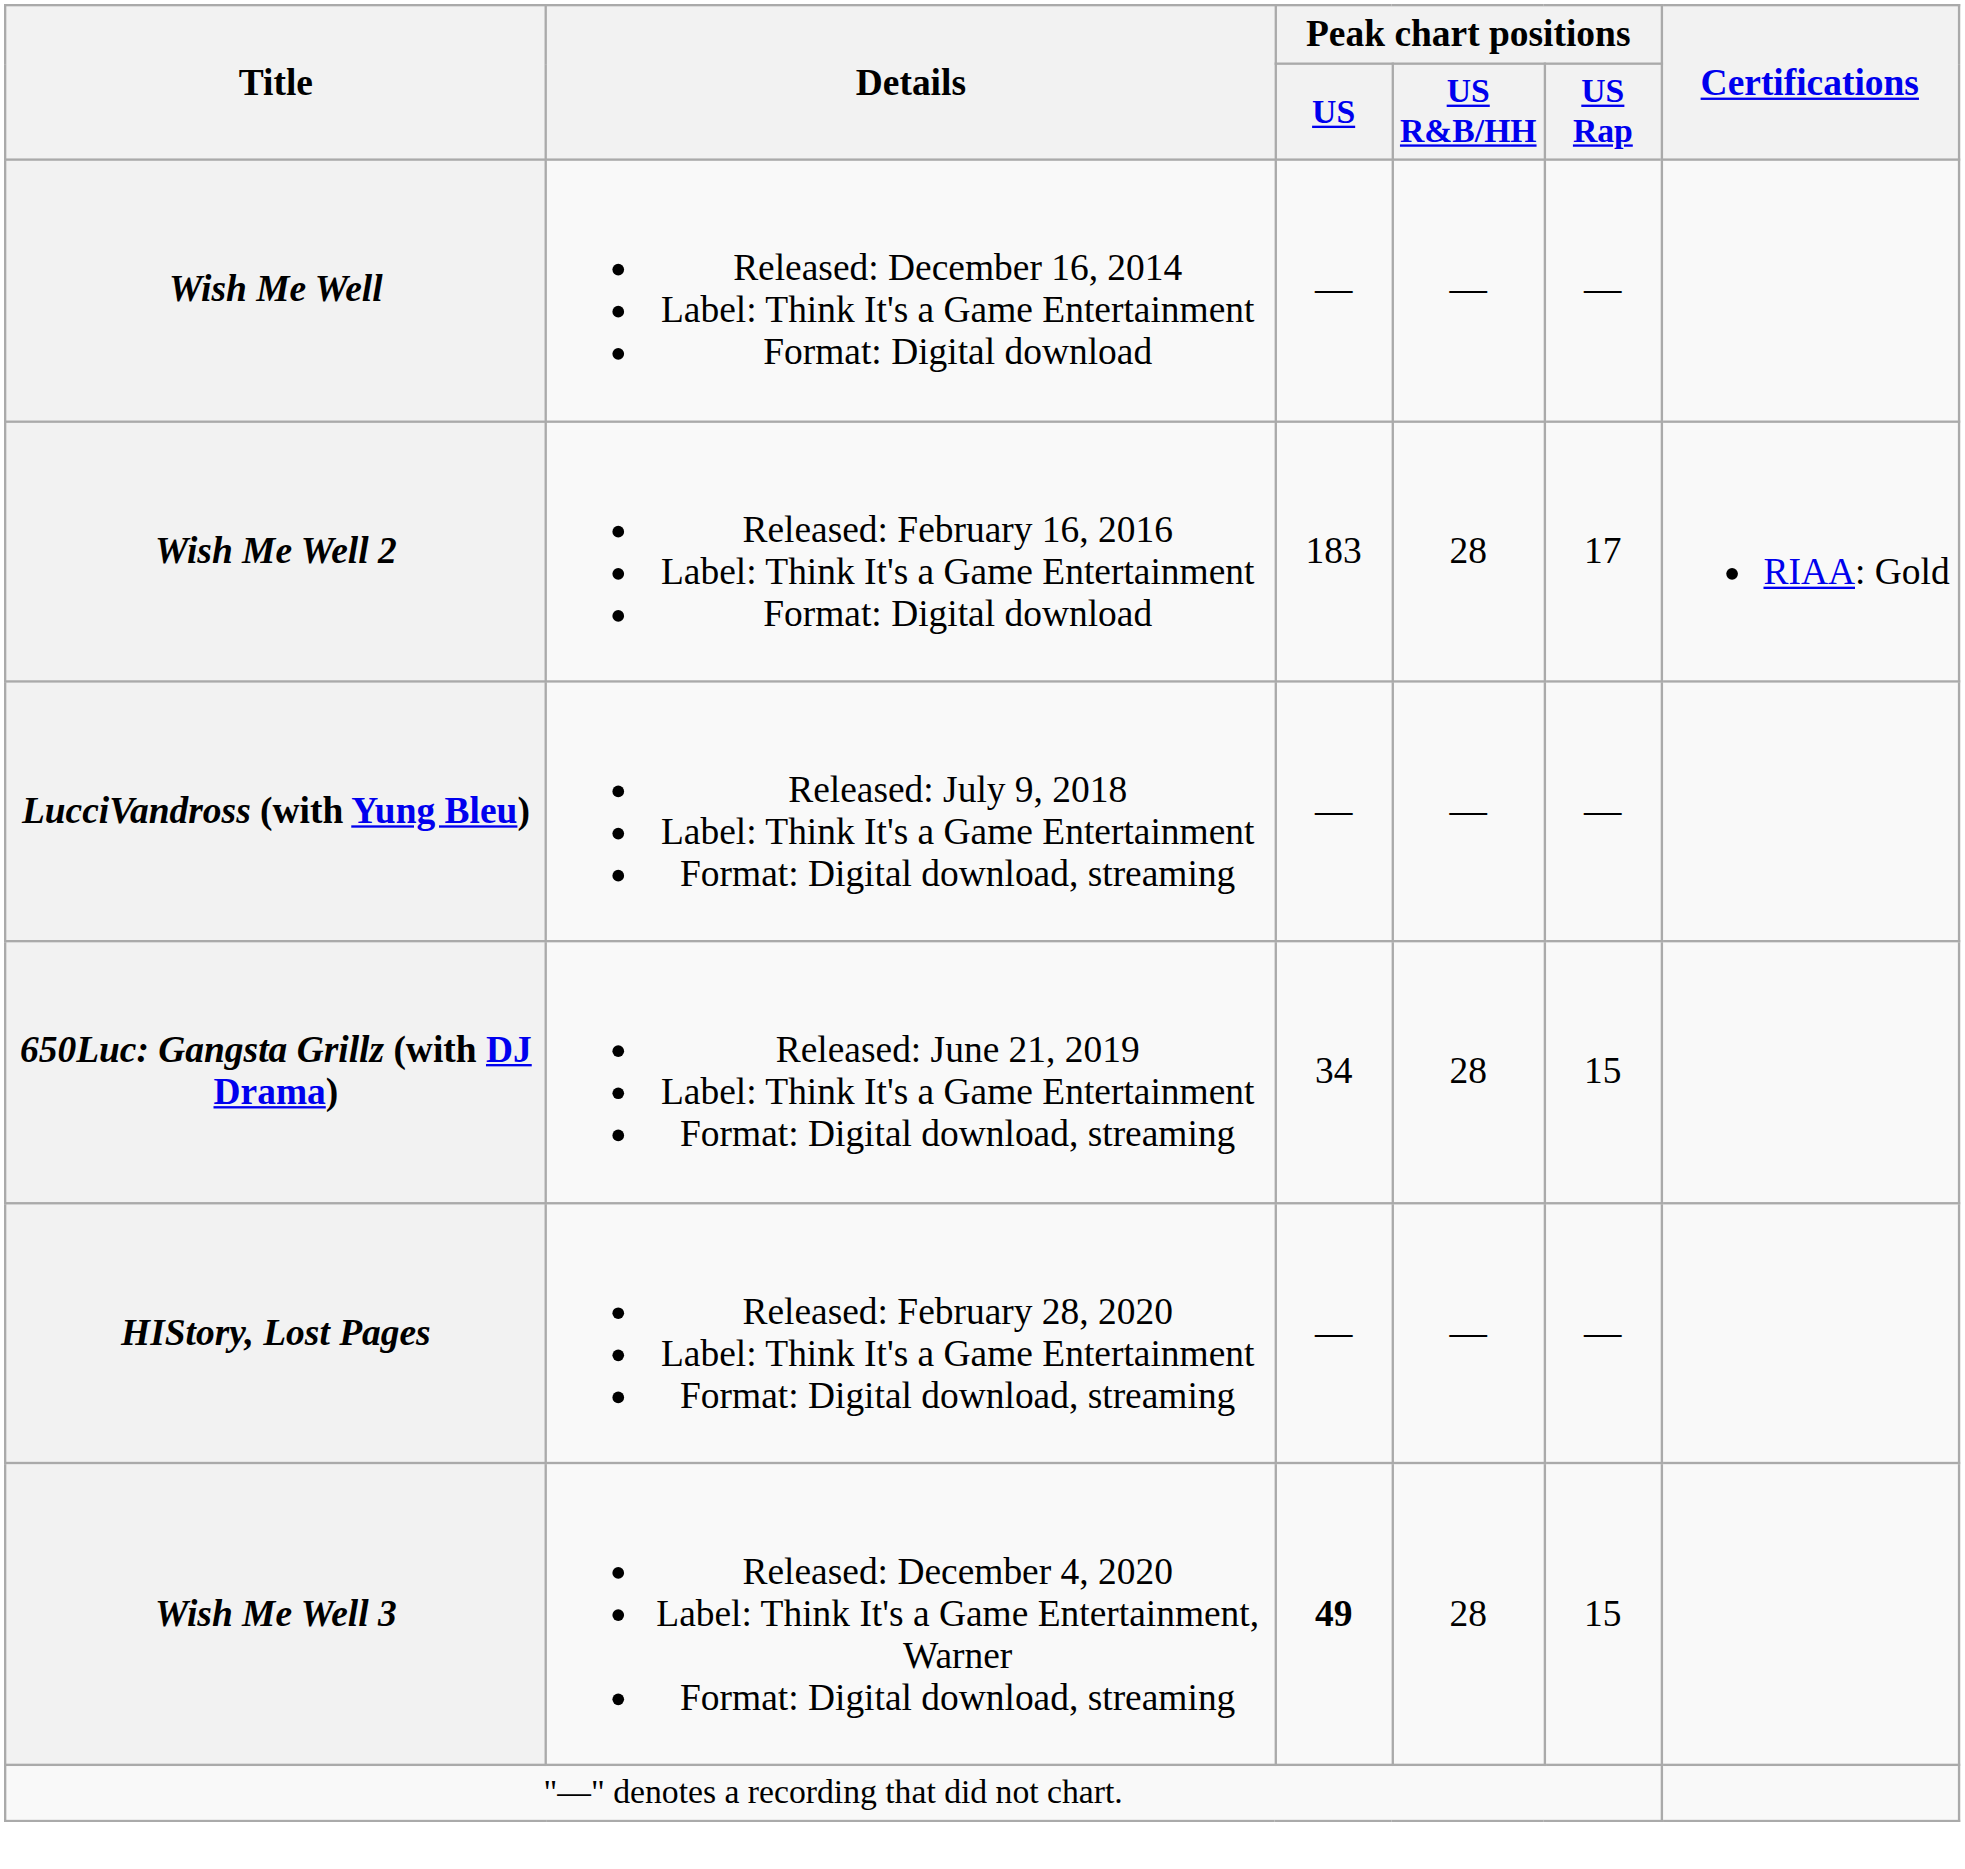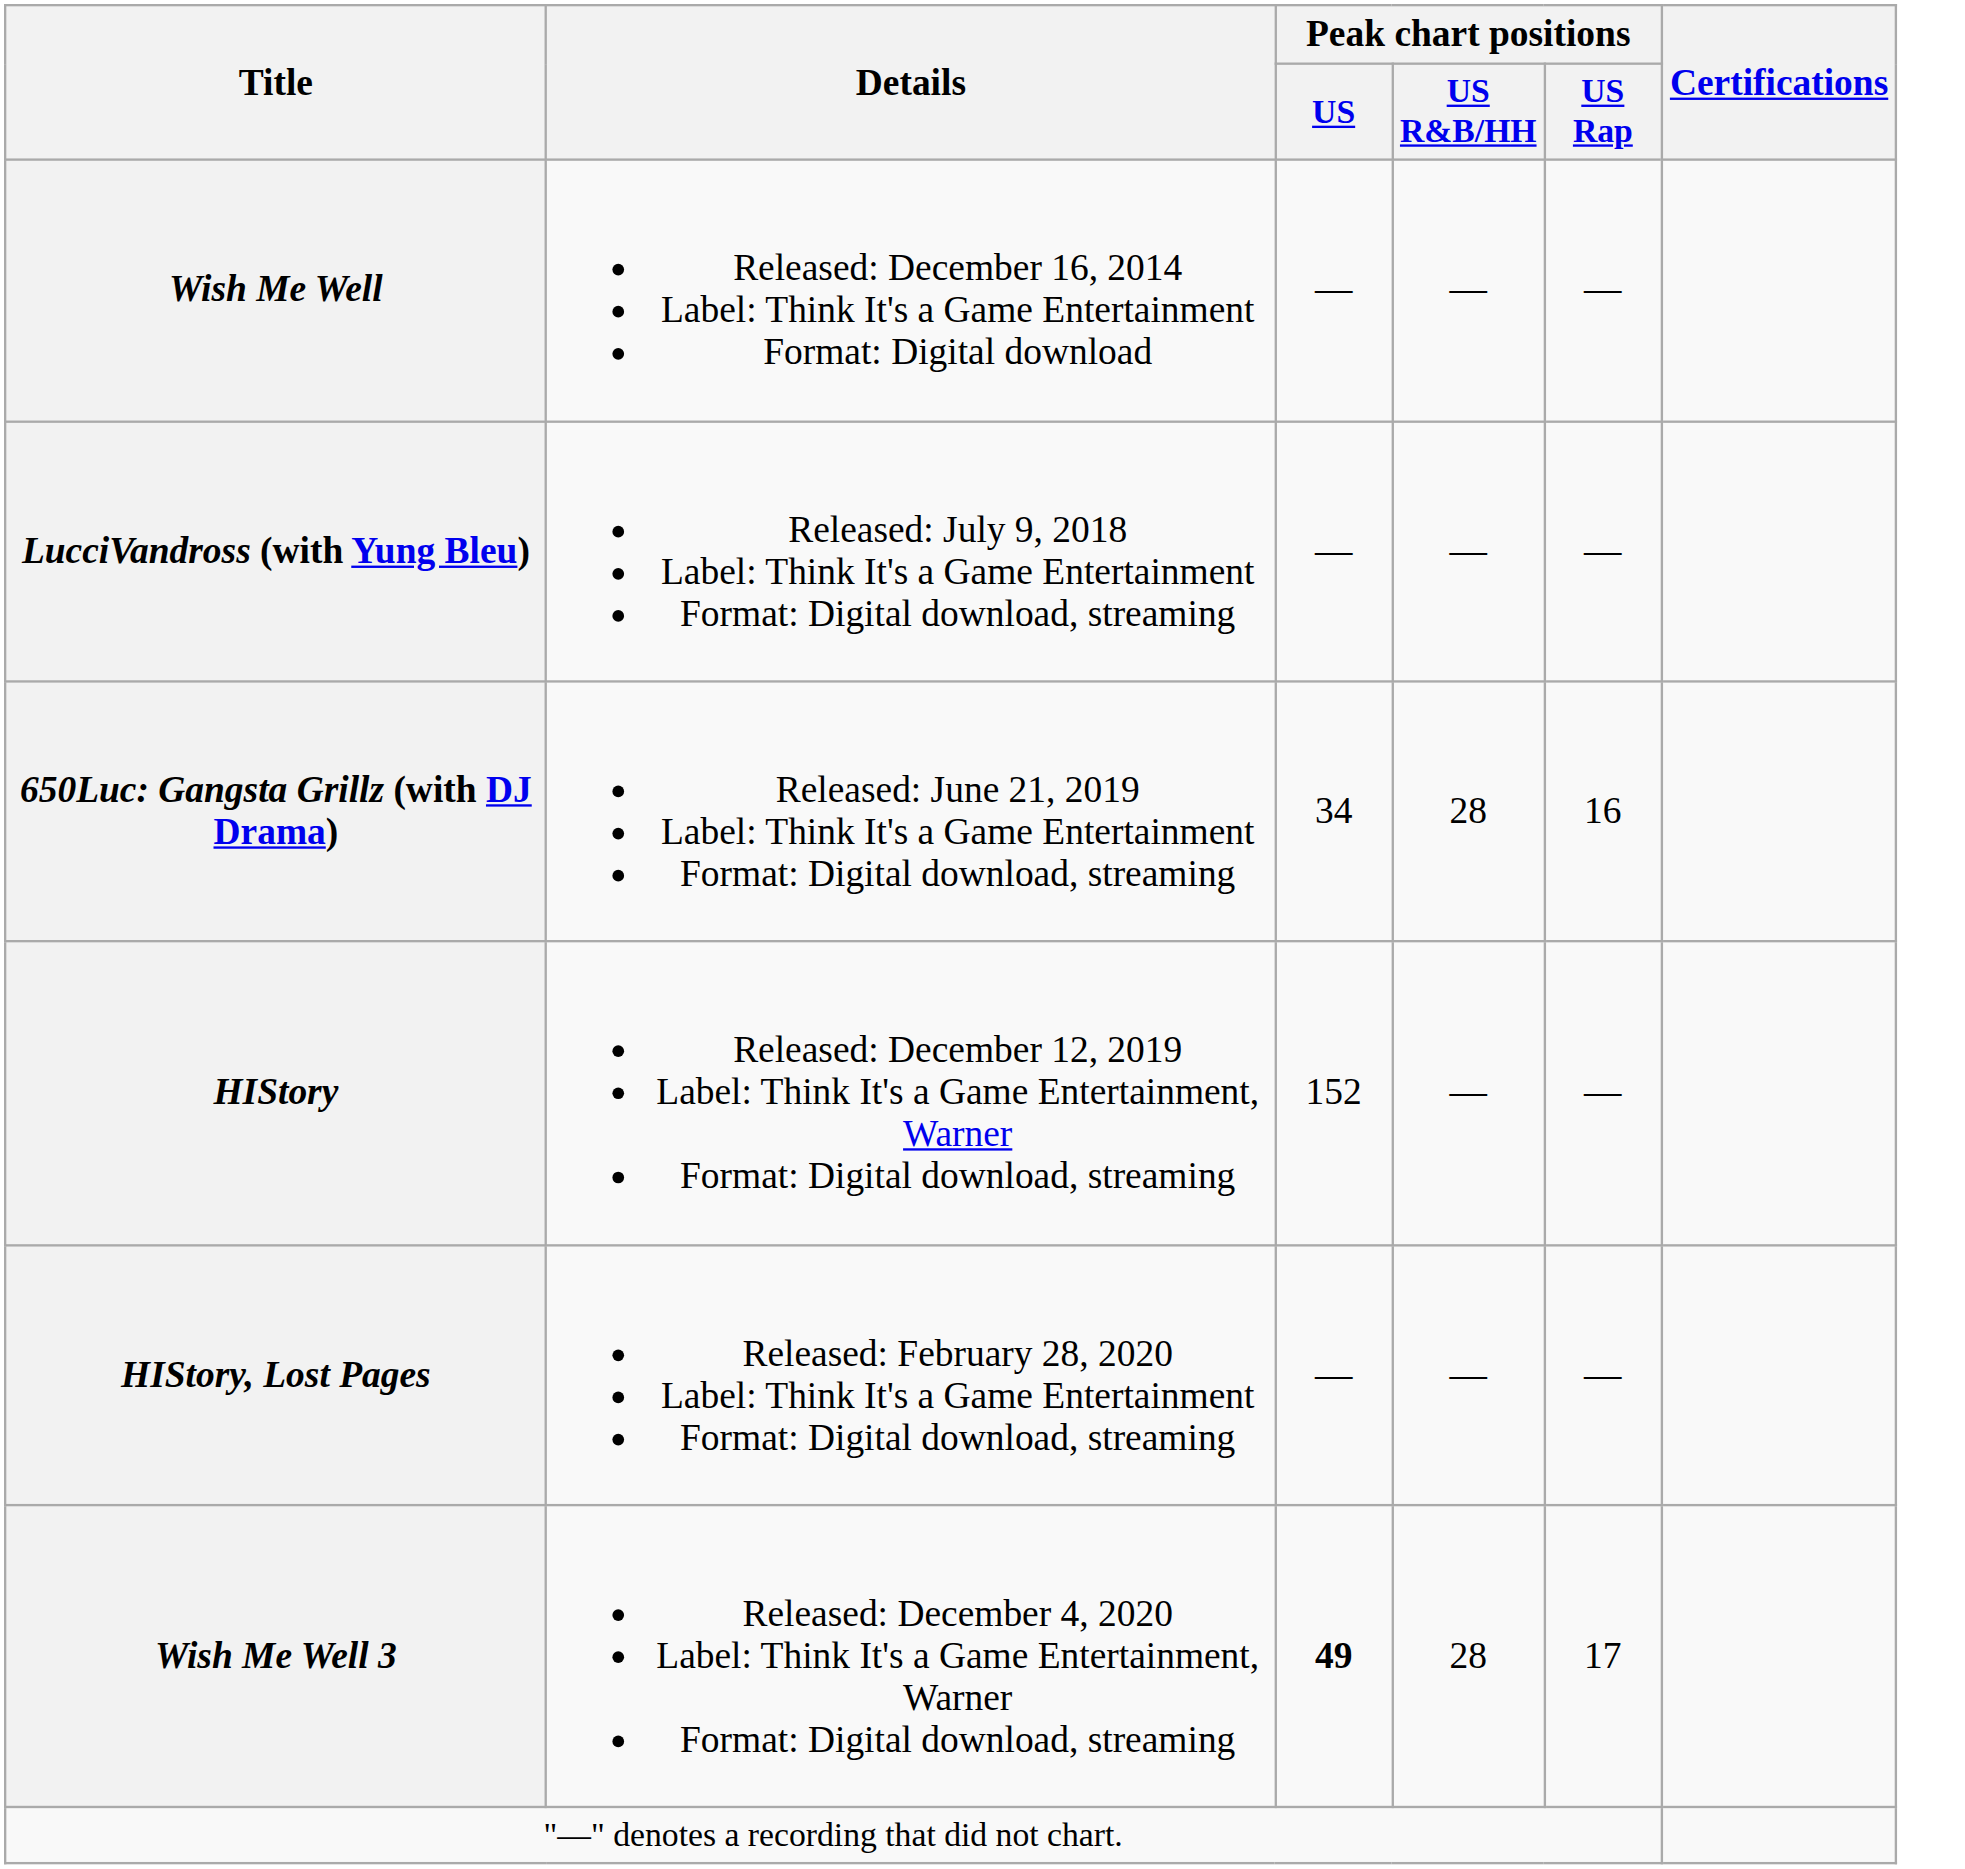- row: (276, 550)
(1603, 1071) 15 -> (1603, 810) 16
+ row: (276, 1092)
(1603, 1613) 15 -> (1603, 1655) 17
